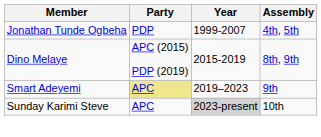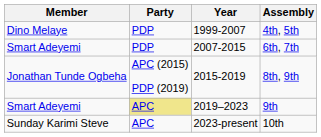(67, 30) Jonathan Tunde Ogbeha -> (37, 30) Dino Melaye
+ row: (281, 47)
(37, 59) Dino Melaye -> (67, 77) Jonathan Tunde Ogbeha
(226, 106) lightgrey background -> (226, 123) no background
